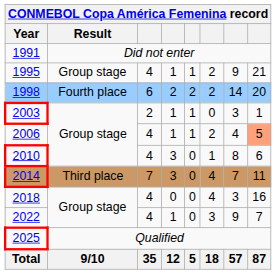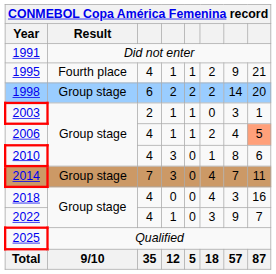(93, 72) Group stage -> (93, 72) Fourth place
(93, 92) Fourth place -> (93, 92) Group stage
(93, 176) Third place -> (93, 176) Group stage
